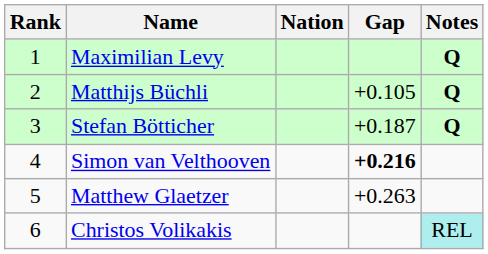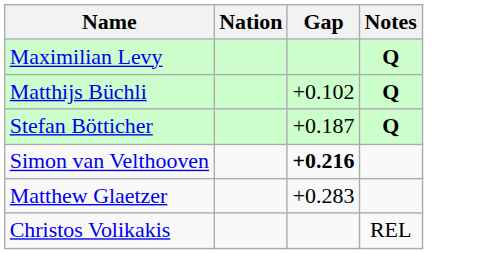- column: (35, 21)
(385, 91) +0.105 -> (324, 91) +0.102
(385, 195) +0.263 -> (324, 195) +0.283
(452, 230) paleturquoise background -> (391, 230) no background
